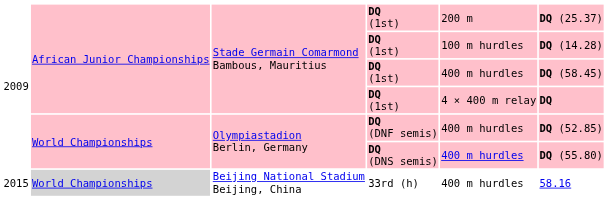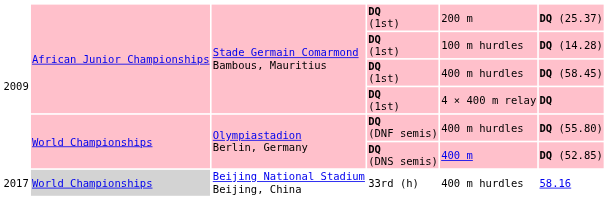(571, 128) DQ (52.85) -> (571, 128) DQ (55.80)
(482, 155) 400 m hurdles -> (457, 155) 400 m
(571, 155) DQ (55.80) -> (571, 155) DQ (52.85)
(16, 183) 2015 -> (16, 183) 2017
